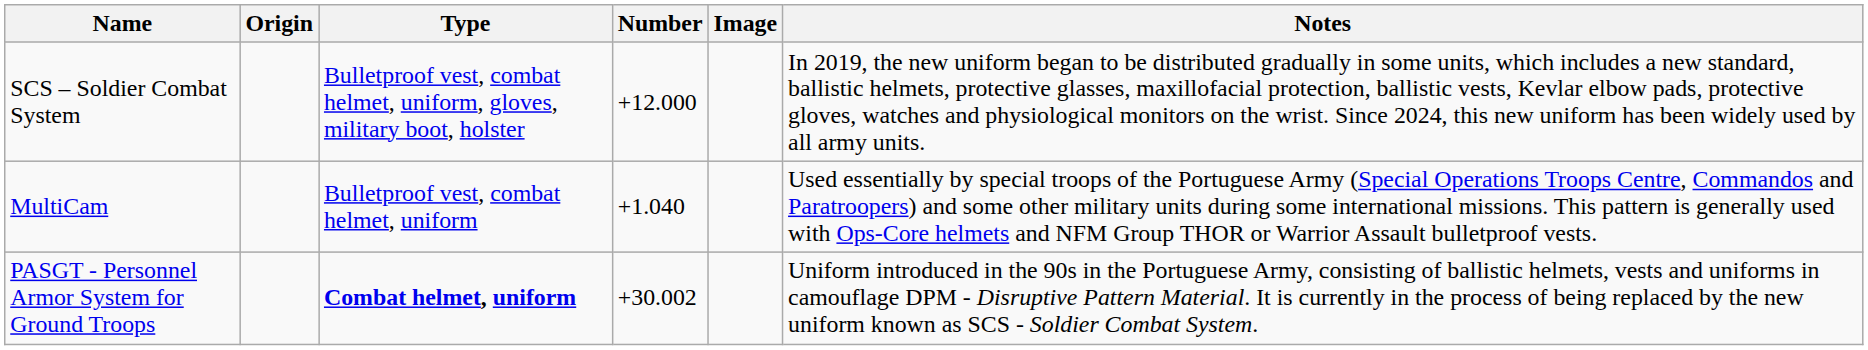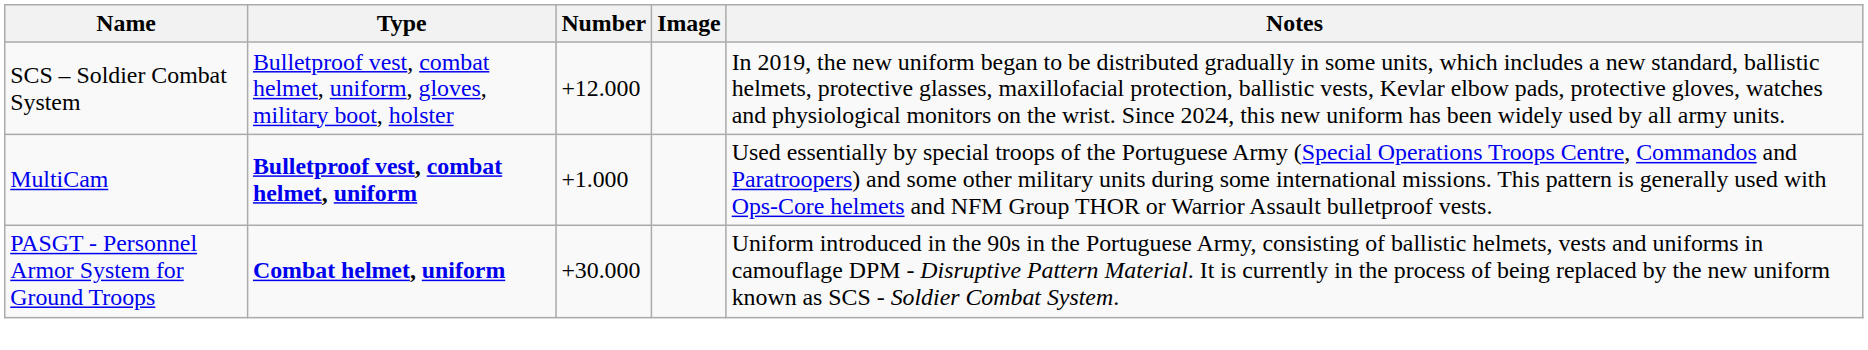- column: (279, 23)
(442, 206) normal -> (378, 179) bold
(651, 206) +1.040 -> (595, 179) +1.000
(657, 297) +30.002 -> (601, 270) +30.000
